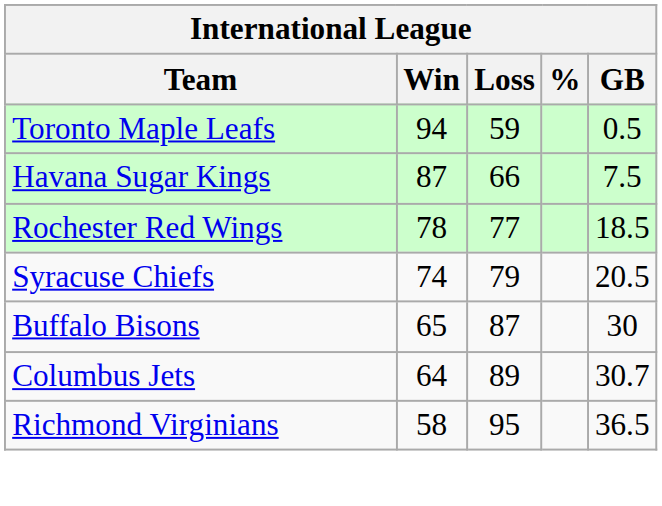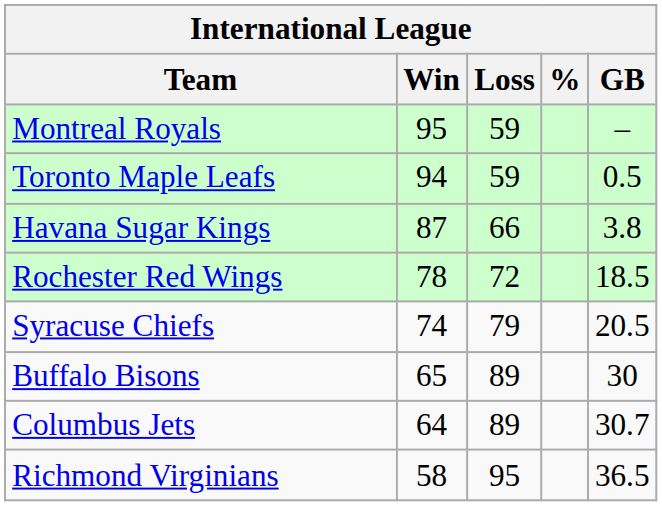+ row: (117, 128)
(622, 177) 7.5 -> (622, 227) 3.8
(505, 227) 77 -> (505, 276) 72
(505, 326) 87 -> (505, 375) 89
